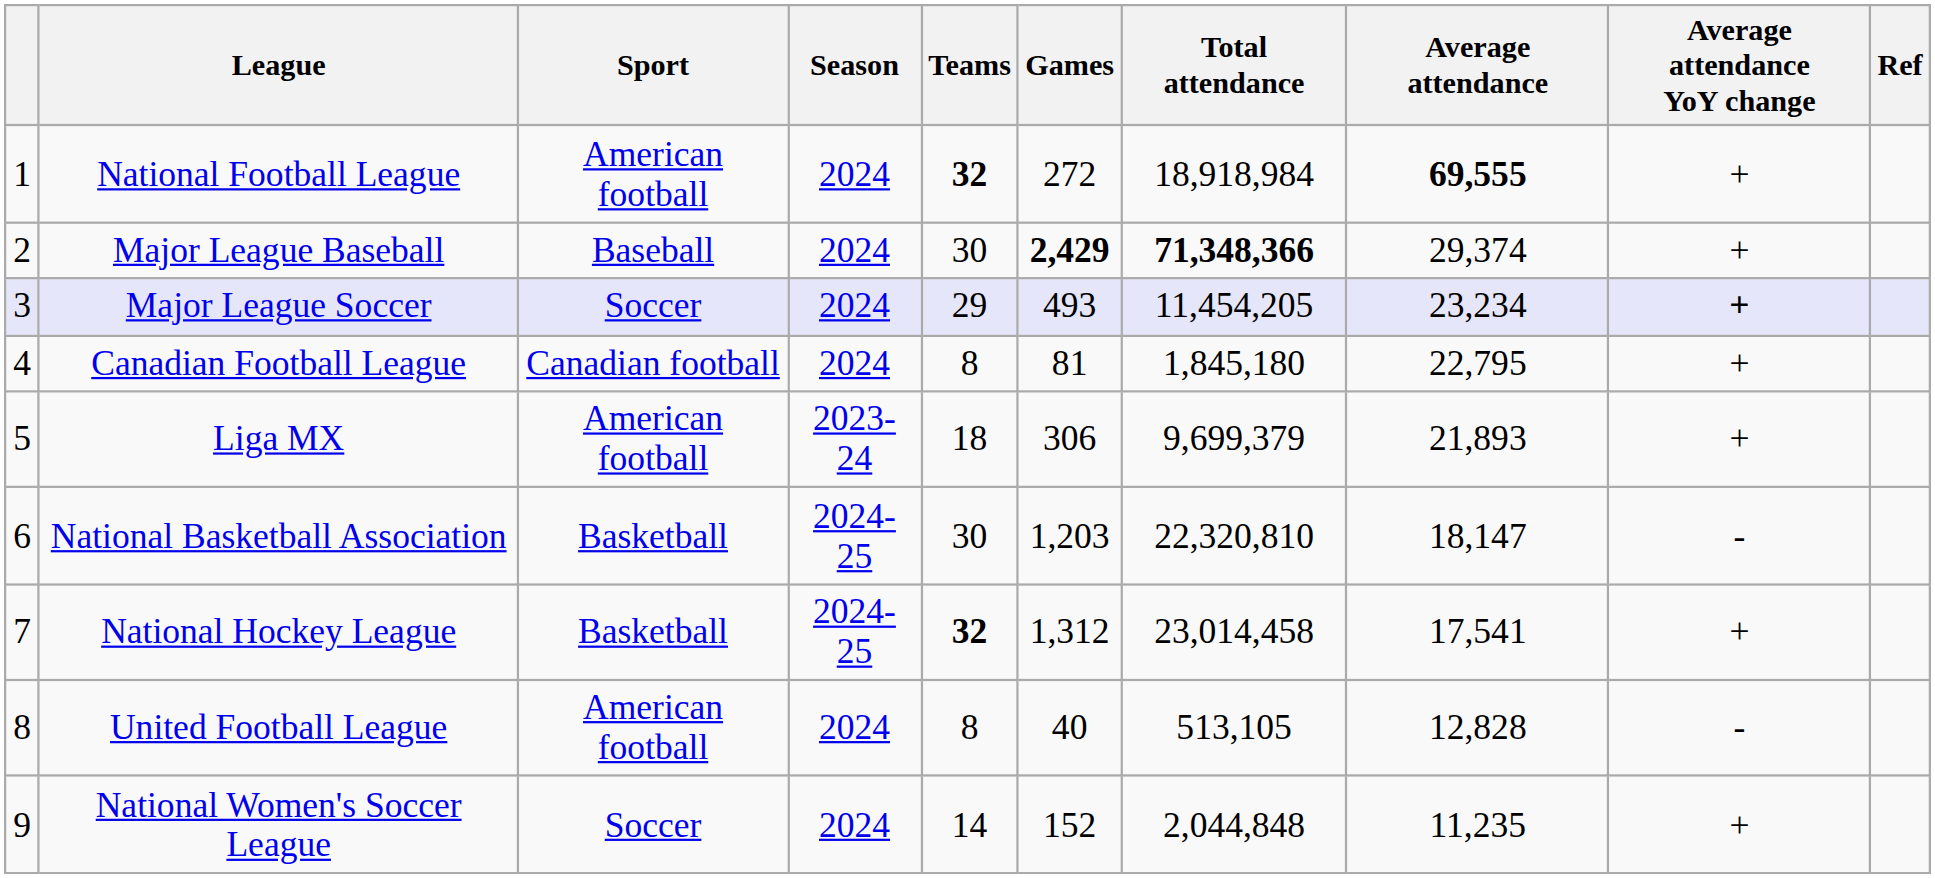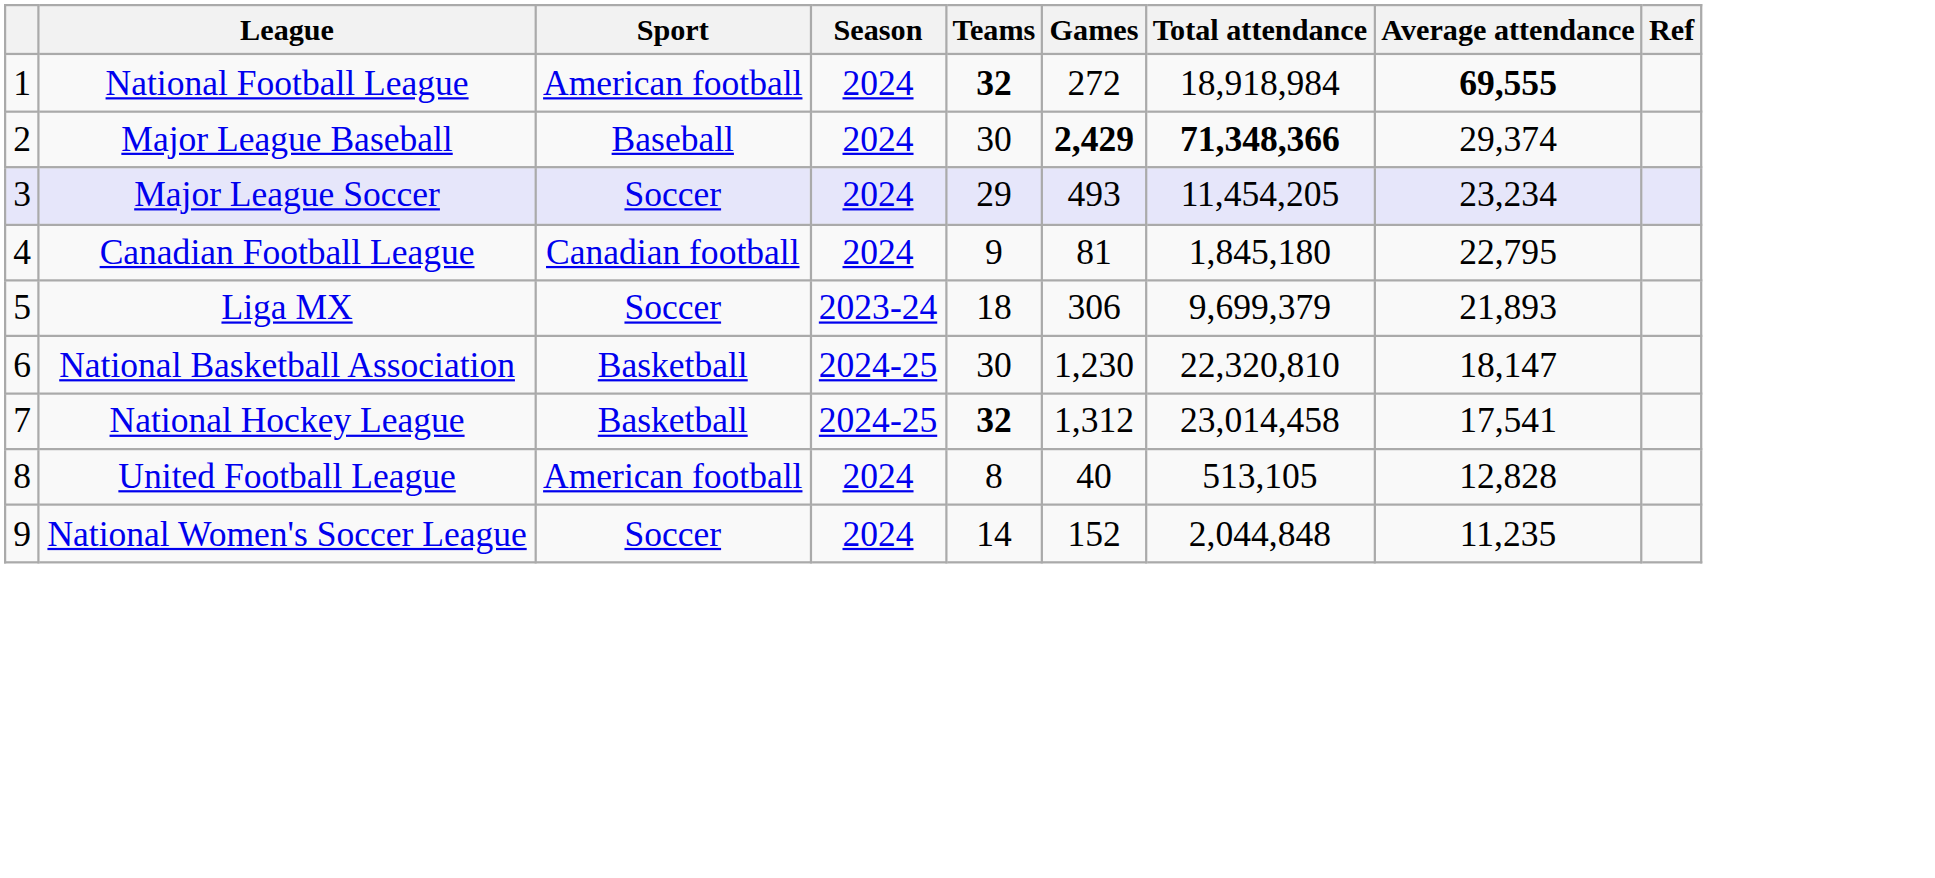- column: (1739, 64)
(970, 362) 8 -> (994, 251) 9
(653, 438) American football -> (673, 307) Soccer
(1070, 535) 1,203 -> (1094, 364) 1,230
